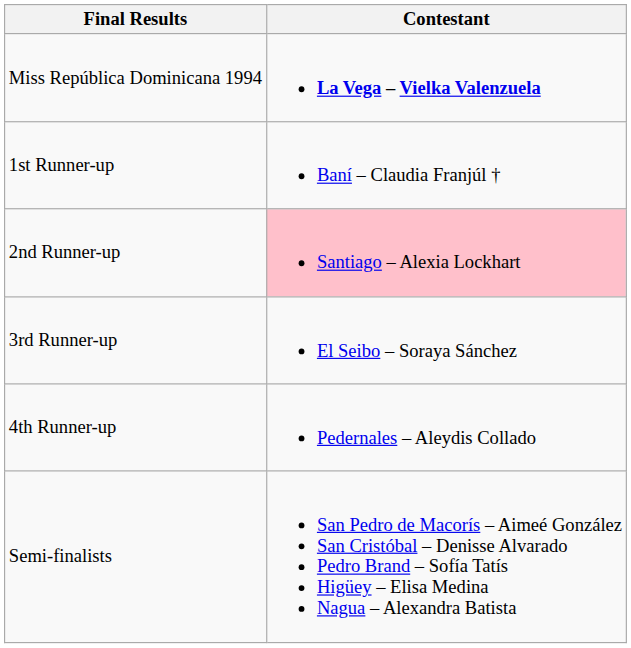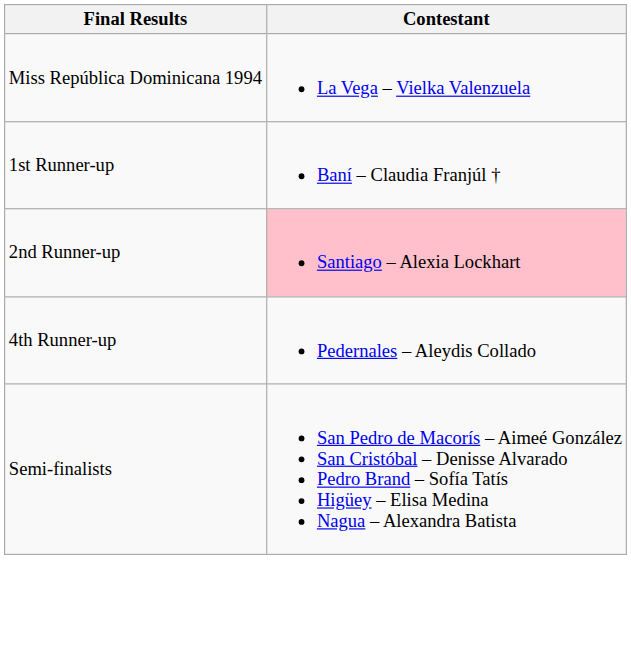(446, 88) bold -> (446, 88) normal
- row: (63, 339)
